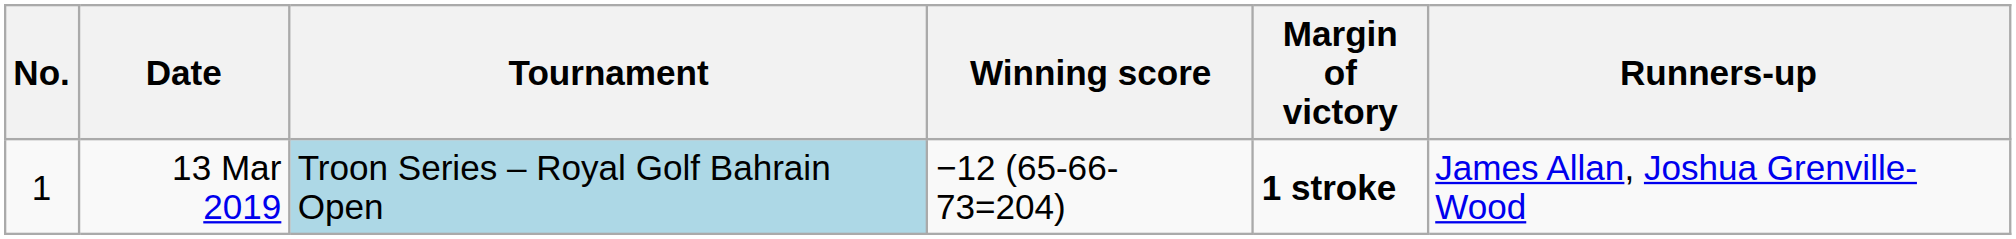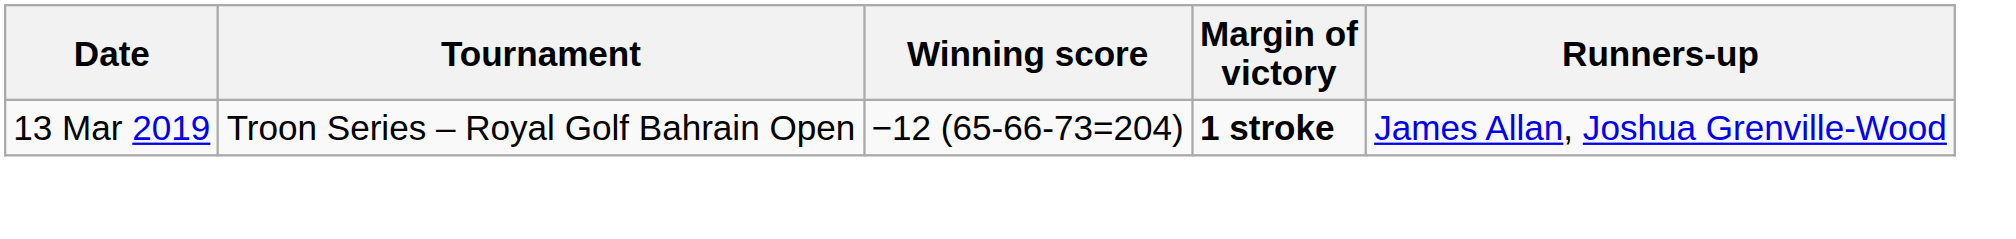- column: (42, 72)
(564, 187) lightblue background -> (541, 128) no background
